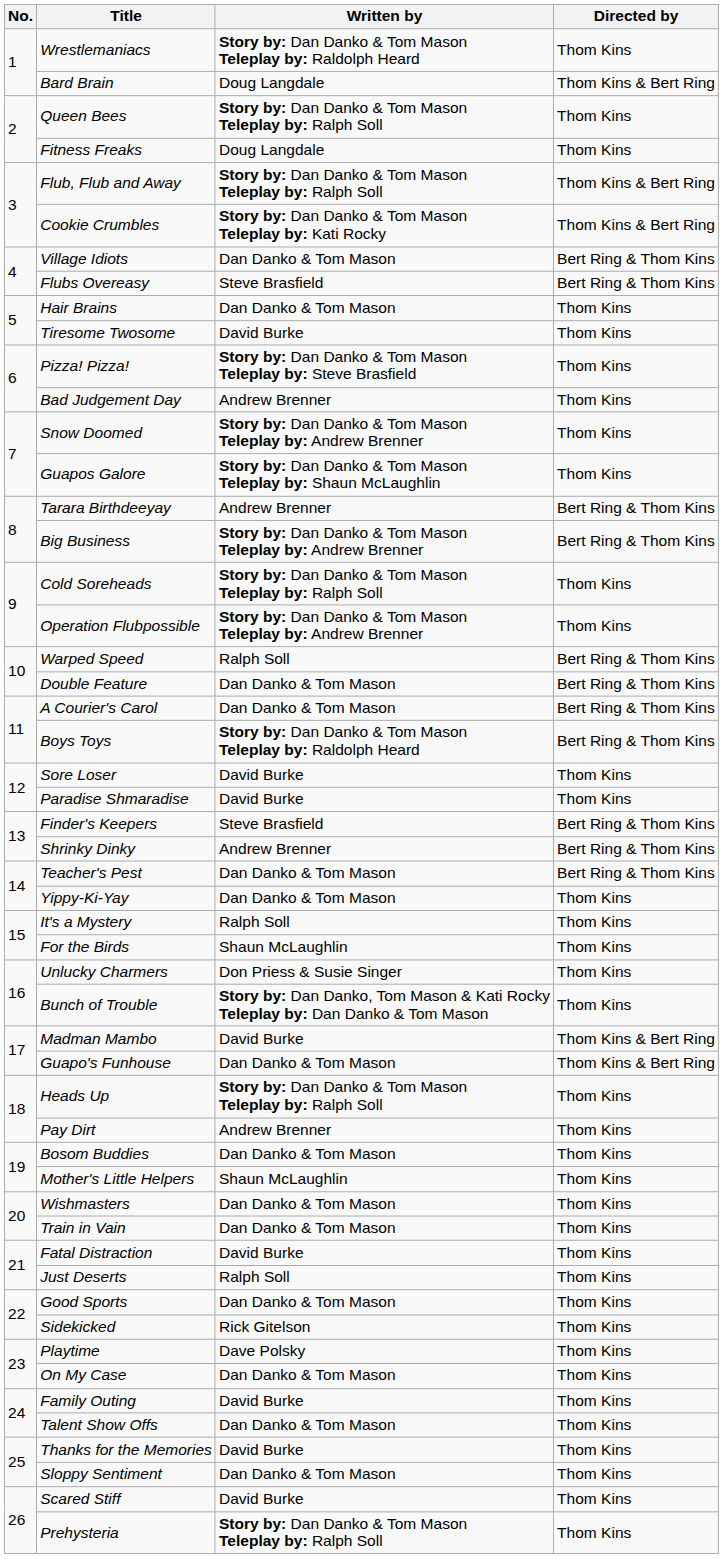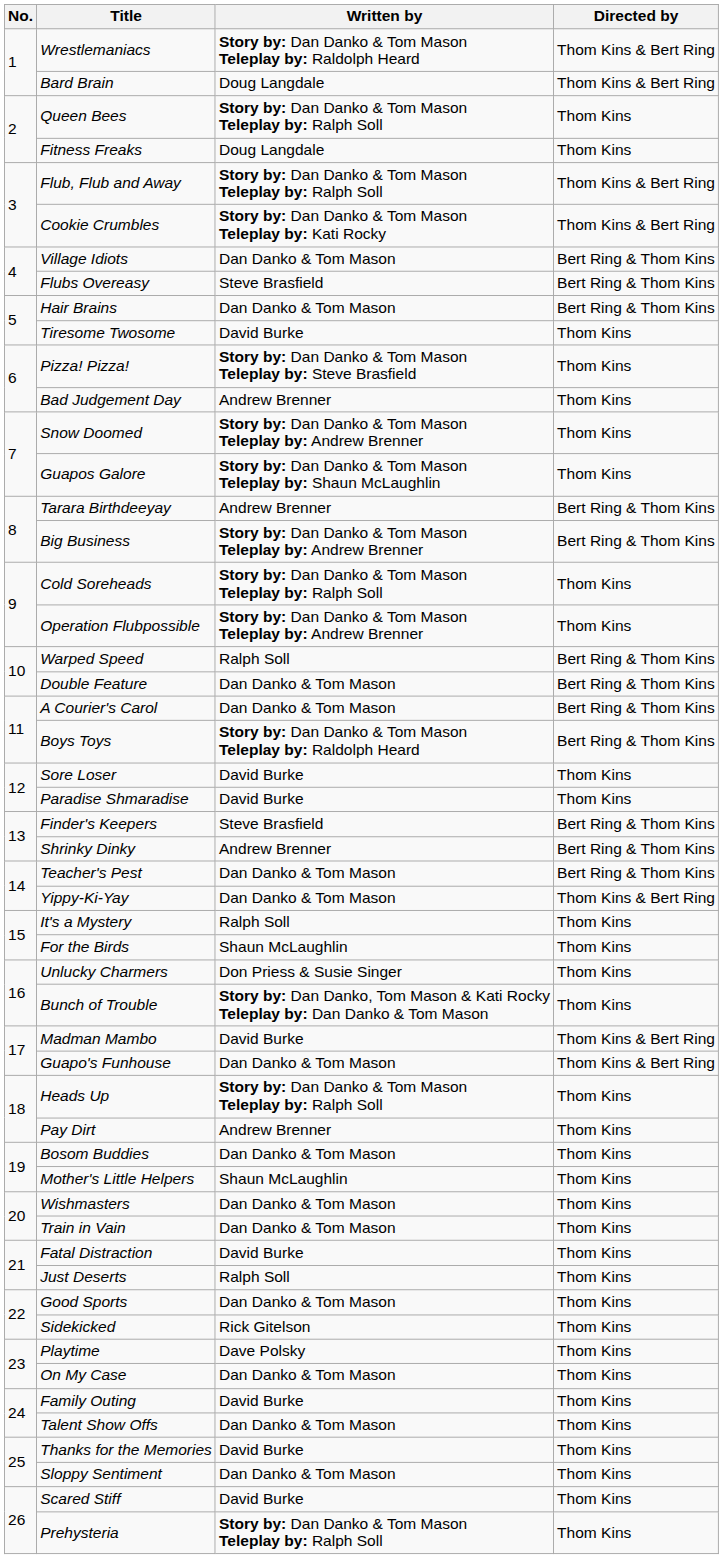(594, 50) Thom Kins -> (636, 50) Thom Kins & Bert Ring
(594, 308) Thom Kins -> (636, 308) Bert Ring & Thom Kins
(594, 898) Thom Kins -> (636, 898) Thom Kins & Bert Ring
